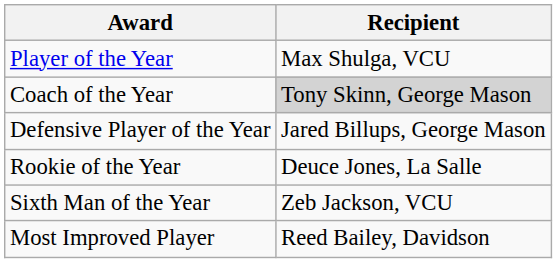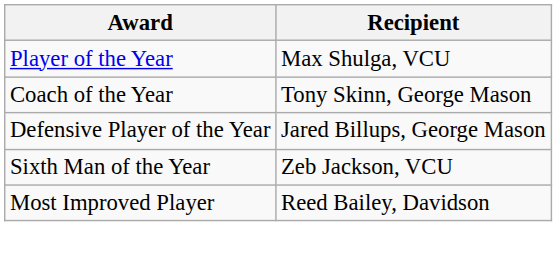(406, 94) lightgrey background -> (406, 94) no background
- row: (95, 166)
